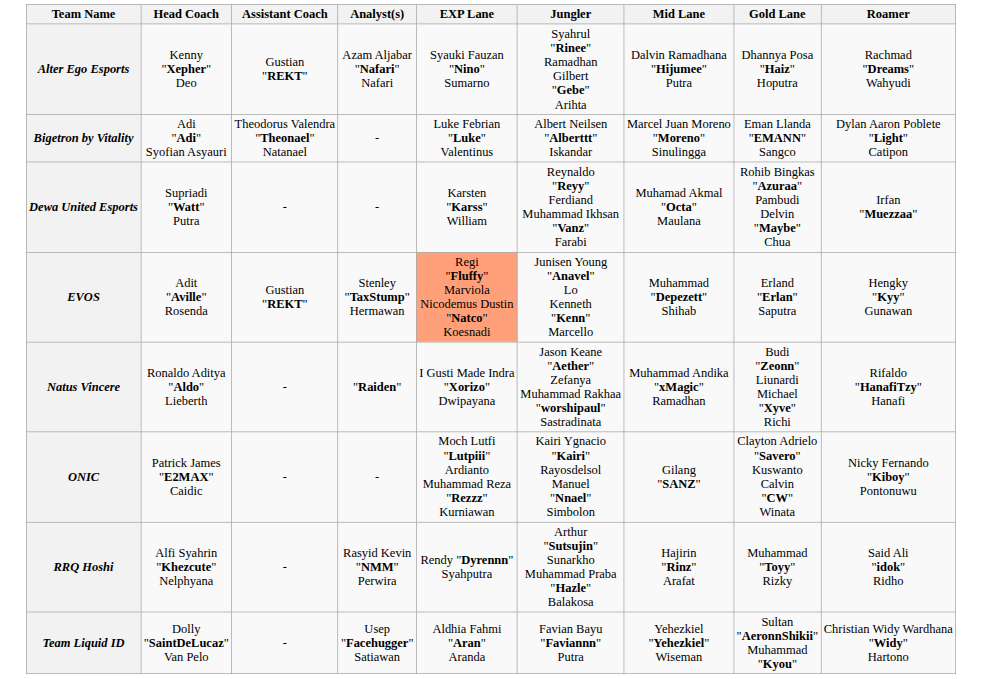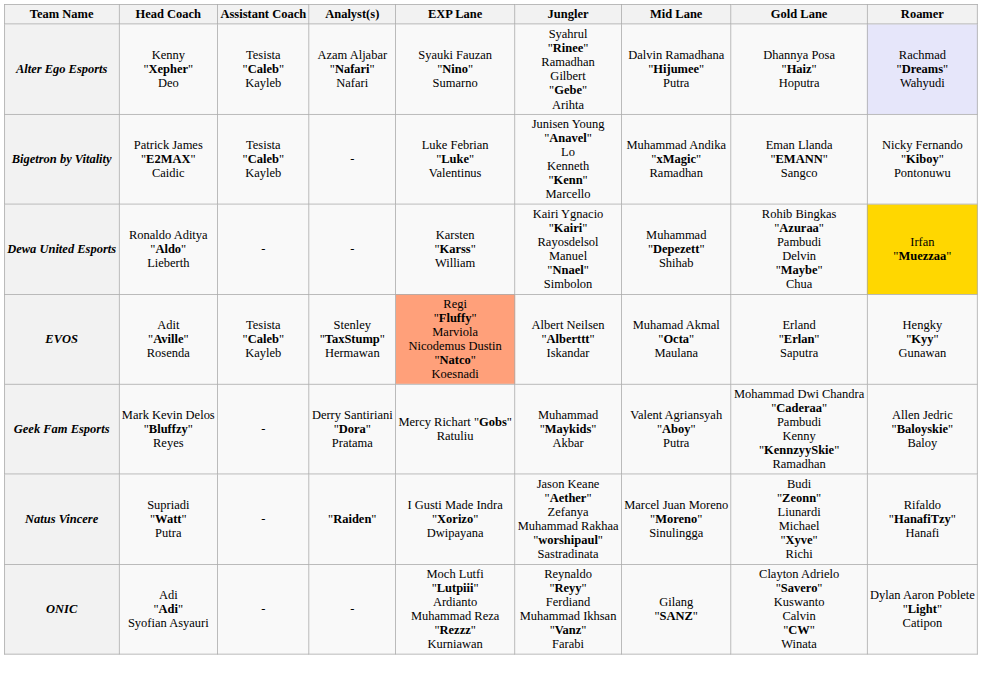(285, 69) Gustian "REKT" -> (263, 69) Tesista "Caleb" Kayleb
(888, 69) no background -> (922, 69) lavender background
(186, 138) Adi "Adi" Syofian Asyauri -> (168, 159) Patrick James "E2MAX" Caidic
(285, 138) Theodorus Valendra "Theonael" Natanael -> (263, 159) Tesista "Caleb" Kayleb
(571, 138) Albert Neilsen "Alberttt" Iskandar -> (568, 159) Junisen Young "Anavel" Lo Kenneth "Kenn" Marcello
(679, 138) Marcel Juan Moreno "Moreno" Sinulingga -> (676, 159) Muhammad Andika "xMagic" Ramadhan
(888, 138) Dylan Aaron Poblete "Light" Catipon -> (922, 159) Nicky Fernando "Kiboy" Pontonuwu
(186, 207) Supriadi "Watt" Putra -> (168, 249) Ronaldo Aditya "Aldo" Lieberth
(571, 207) Reynaldo "Reyy" Ferdiand Muhammad Ikhsan "Vanz" Farabi -> (568, 249) Kairi Ygnacio "Kairi" Rayosdelsol Manuel "Nnael" Simbolon
(679, 207) Muhamad Akmal "Octa" Maulana -> (676, 249) Muhammad "Depezett" Shihab
(888, 207) no background -> (922, 249) gold background
(285, 297) Gustian "REKT" -> (263, 339) Tesista "Caleb" Kayleb
(571, 297) Junisen Young "Anavel" Lo Kenneth "Kenn" Marcello -> (568, 339) Albert Neilsen "Alberttt" Iskandar
(679, 297) Muhammad "Depezett" Shihab -> (676, 339) Muhamad Akmal "Octa" Maulana
+ row: (62, 429)
(186, 387) Ronaldo Aditya "Aldo" Lieberth -> (168, 519) Supriadi "Watt" Putra
(679, 387) Muhammad Andika "xMagic" Ramadhan -> (676, 519) Marcel Juan Moreno "Moreno" Sinulingga
(186, 477) Patrick James "E2MAX" Caidic -> (168, 609) Adi "Adi" Syofian Asyauri
(571, 477) Kairi Ygnacio "Kairi" Rayosdelsol Manuel "Nnael" Simbolon -> (568, 609) Reynaldo "Reyy" Ferdiand Muhammad Ikhsan "Vanz" Farabi
(888, 477) Nicky Fernando "Kiboy" Pontonuwu -> (922, 609) Dylan Aaron Poblete "Light" Catipon
- row: (84, 567)
- row: (84, 643)
